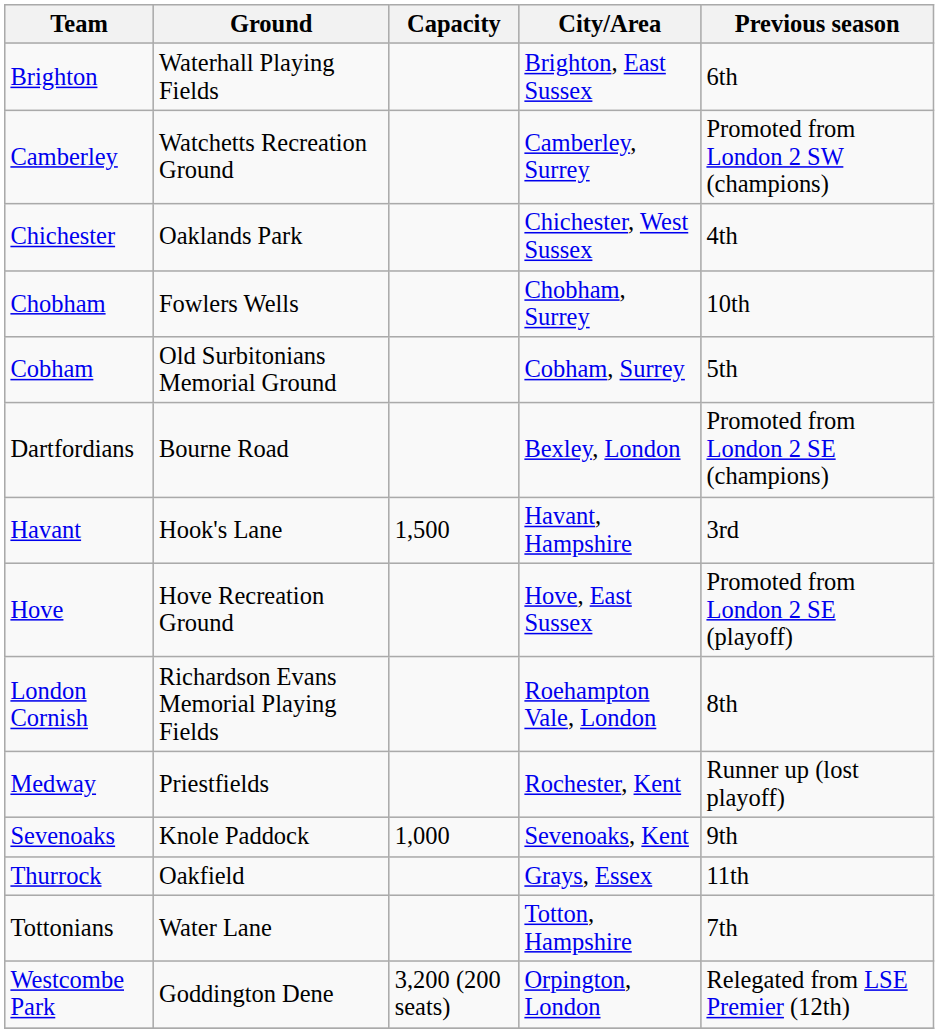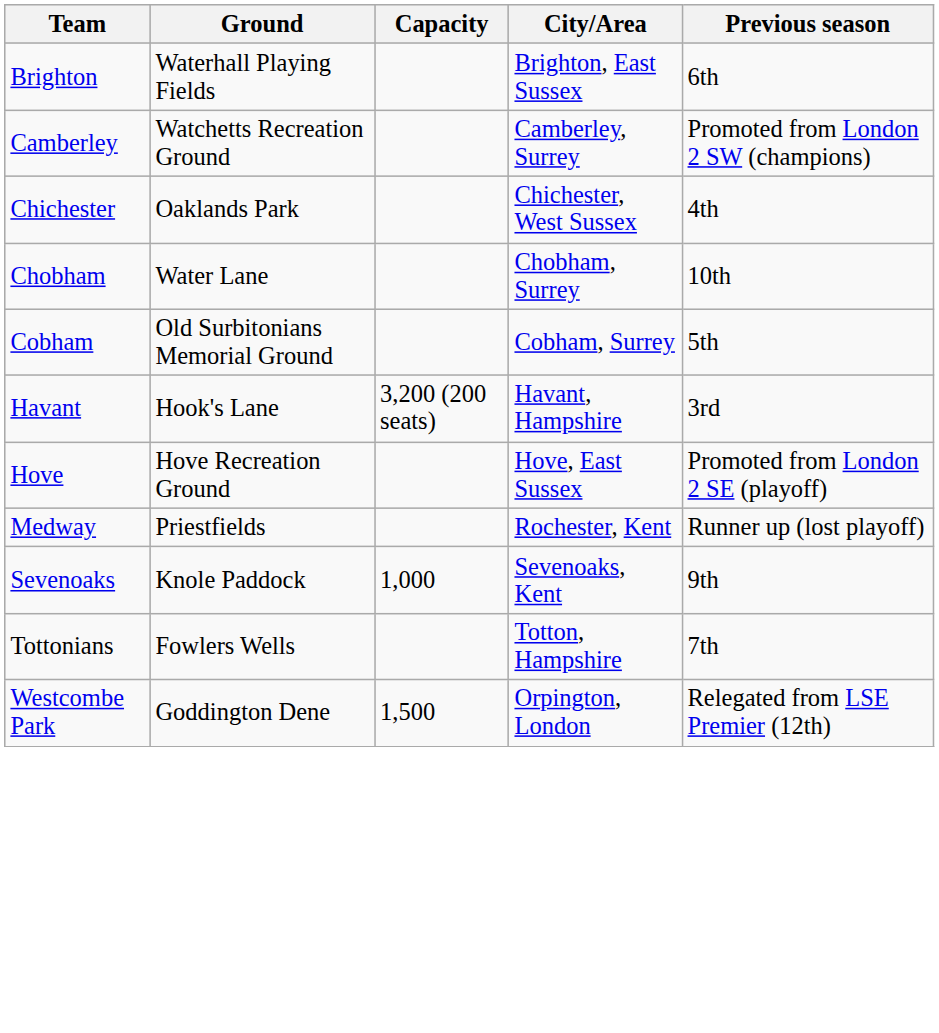(229, 303) Fowlers Wells -> (212, 275) Water Lane
- row: (72, 449)
(422, 529) 1,500 -> (433, 408) 3,200 (200 seats)
- row: (49, 703)
- row: (56, 875)
(215, 927) Water Lane -> (225, 646) Fowlers Wells
(448, 994) 3,200 (200 seats) -> (408, 712) 1,500
